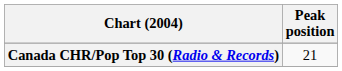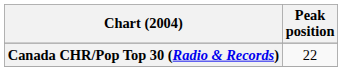(310, 54) 21 -> (310, 54) 22
